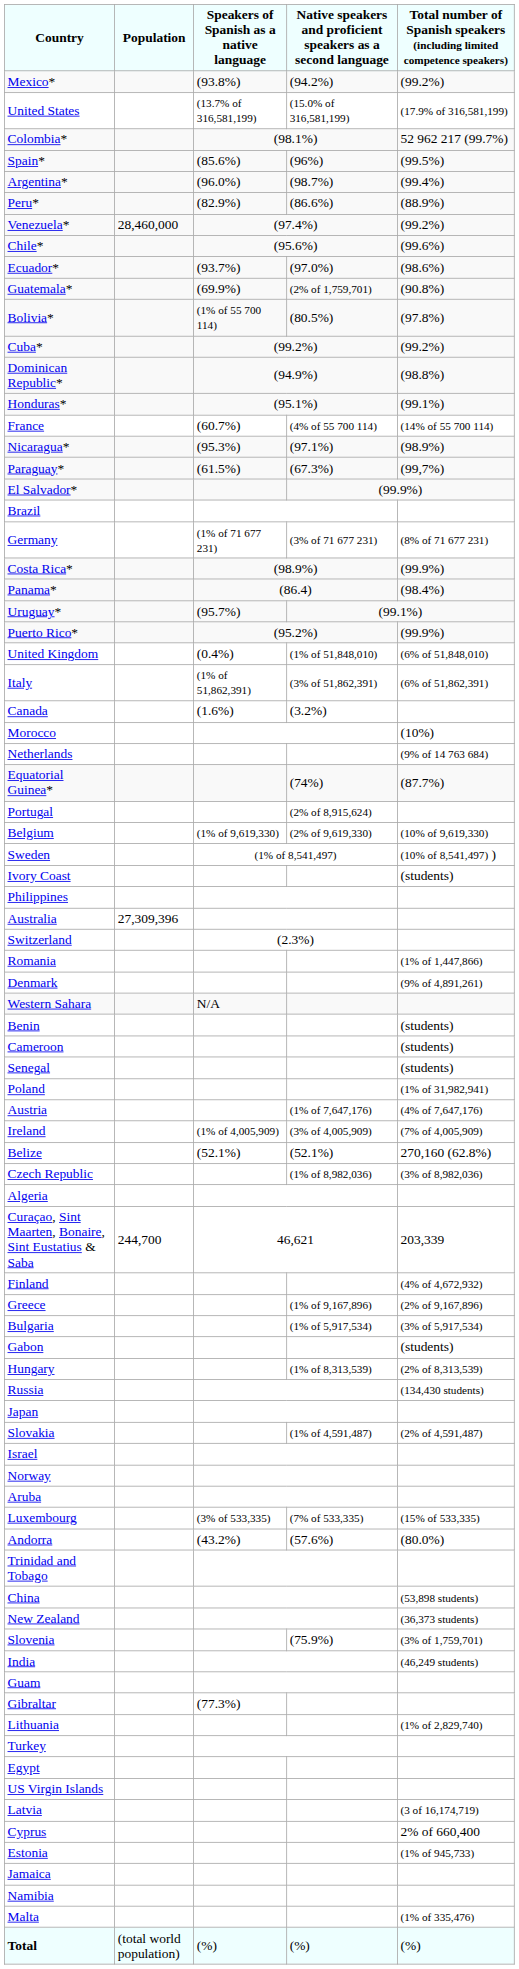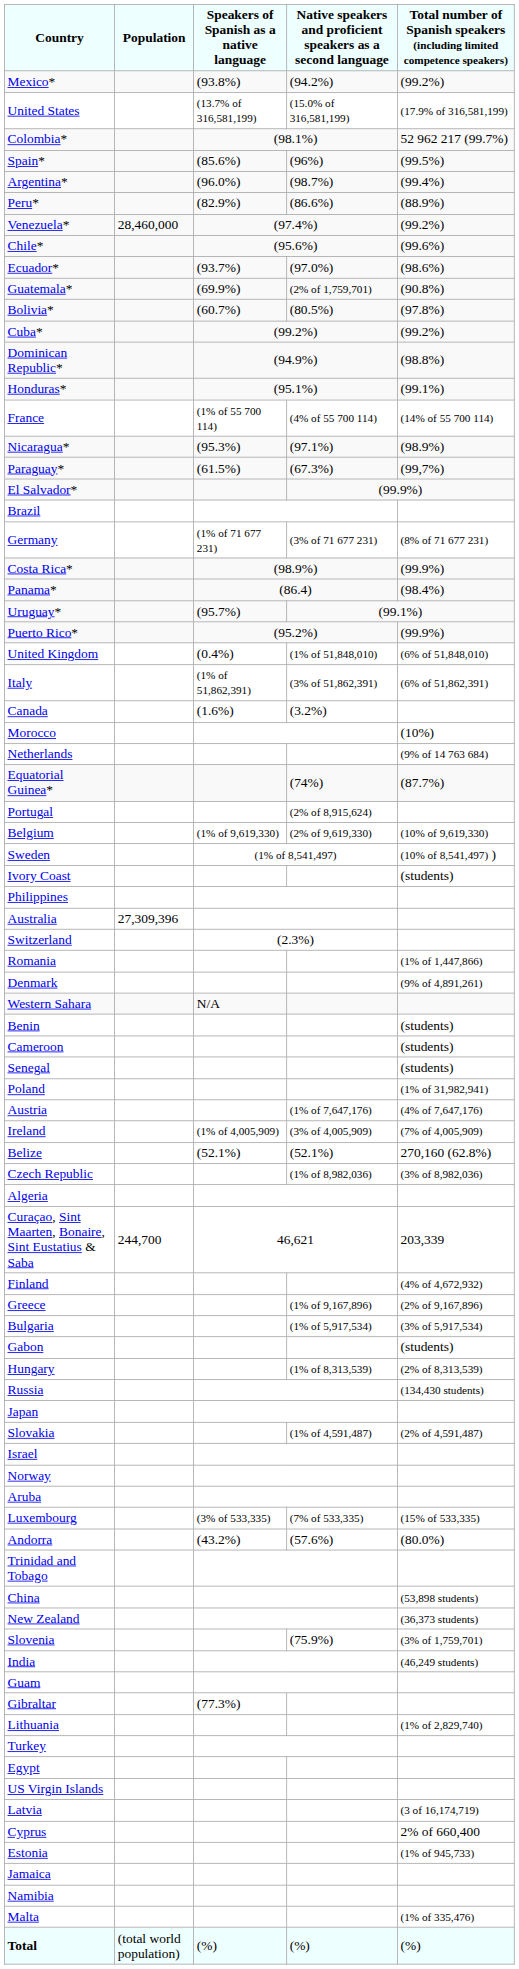(229, 318) (1% of 55 700 114) -> (219, 310) (60.7%)
(219, 425) (60.7%) -> (229, 418) (1% of 55 700 114)
